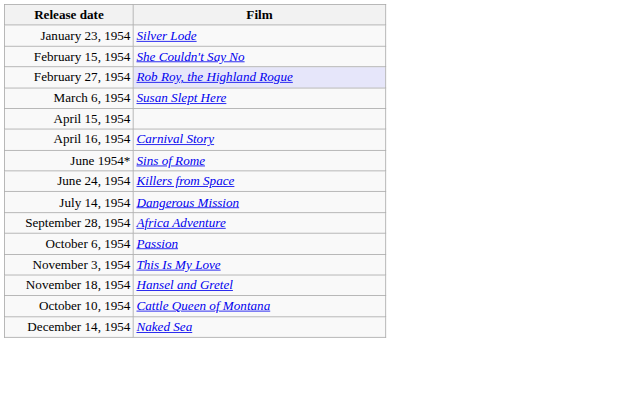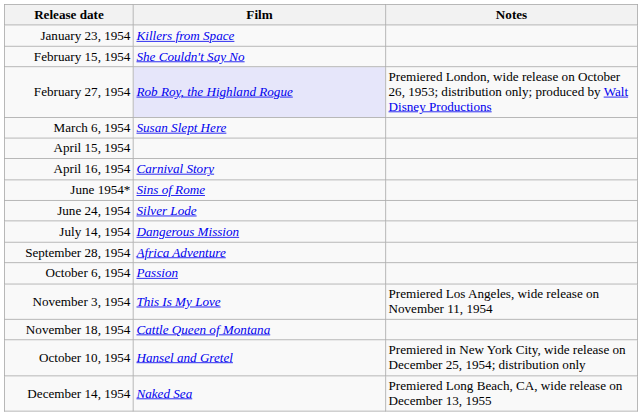+ column: (512, 14)
(167, 35) Silver Lode -> (185, 35) Killers from Space
(185, 181) Killers from Space -> (167, 210) Silver Lode
(185, 285) Hansel and Gretel -> (203, 329) Cattle Queen of Montana
(203, 306) Cattle Queen of Montana -> (185, 357) Hansel and Gretel
